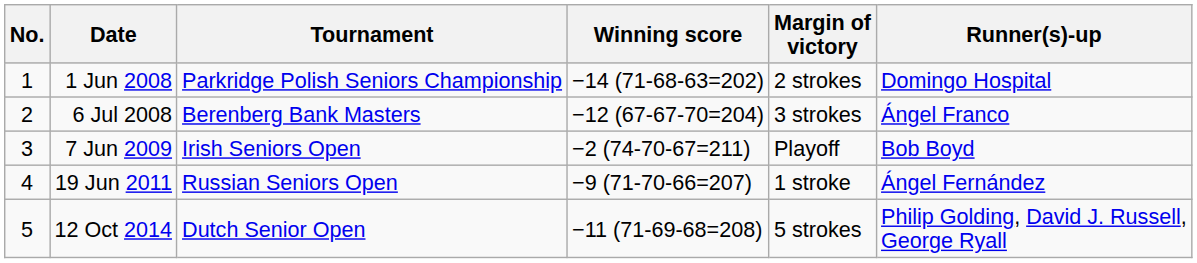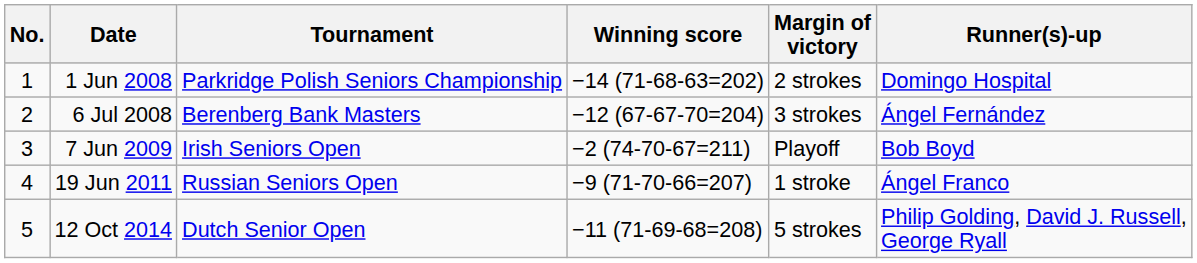(945, 114) Ángel Franco -> (963, 114) Ángel Fernández
(963, 183) Ángel Fernández -> (945, 183) Ángel Franco
